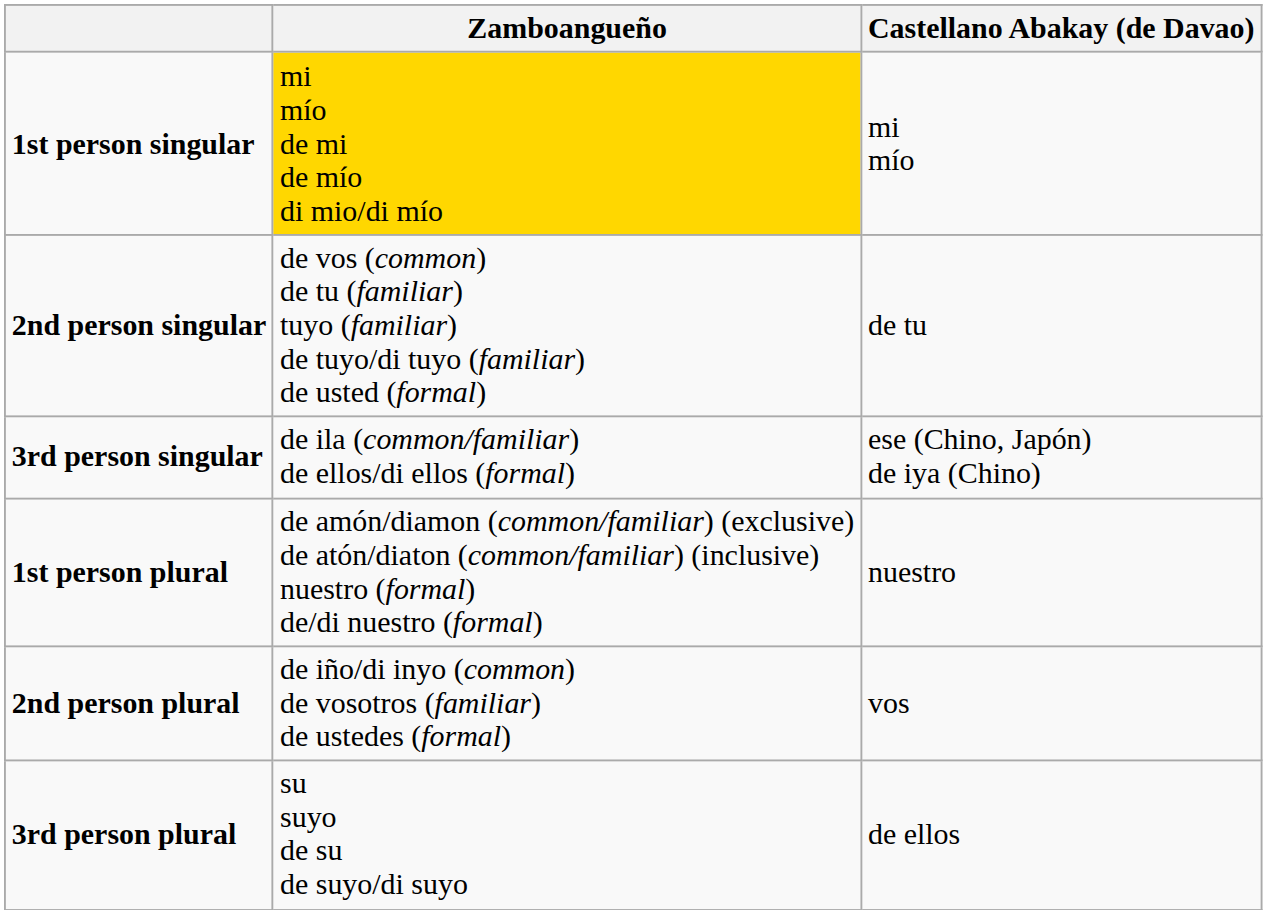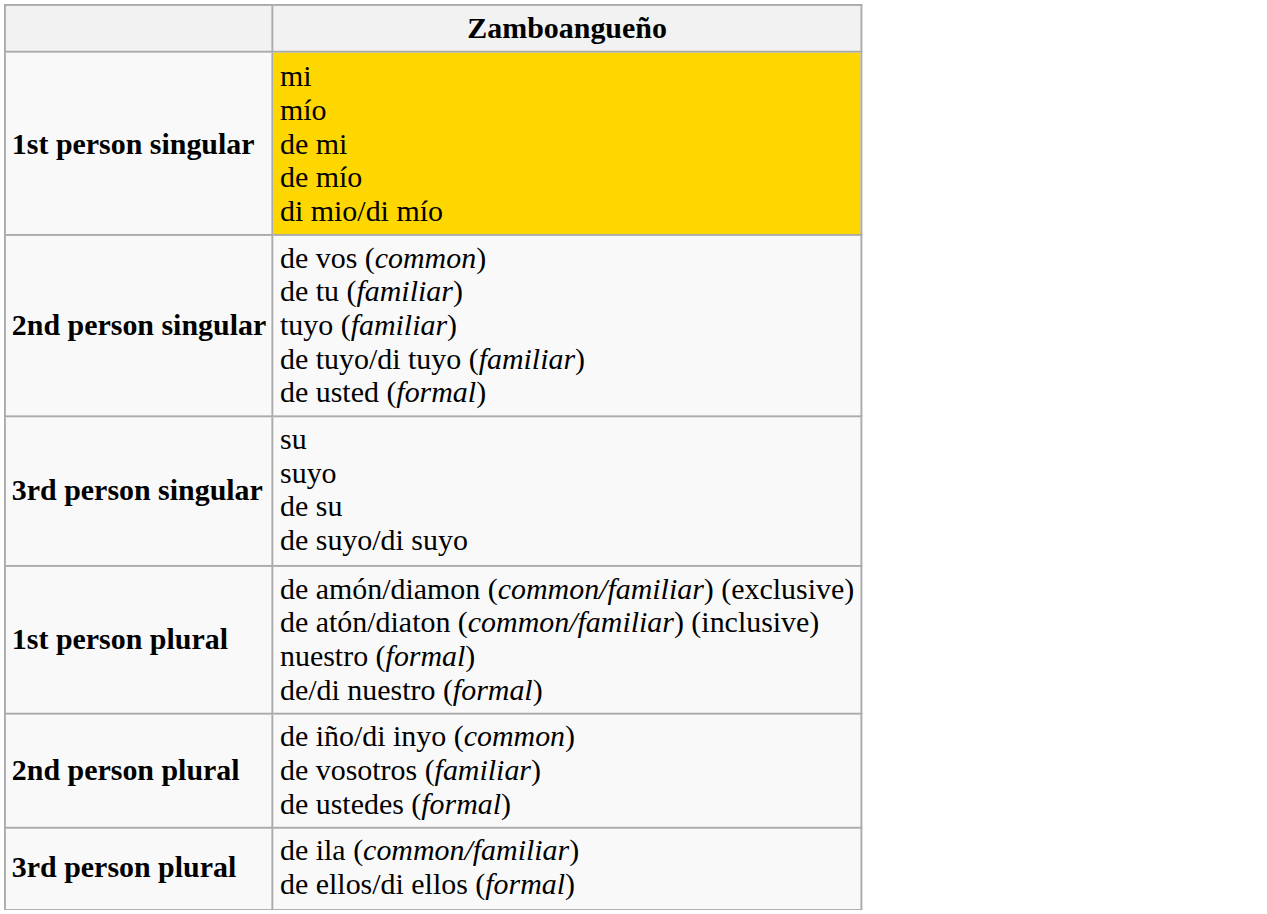- column: (1061, 28)
(430, 456) de ila (common/familiar) de ellos/di ellos (formal) -> (374, 490) su suyo de su de suyo/di suyo
(374, 834) su suyo de su de suyo/di suyo -> (430, 868) de ila (common/familiar) de ellos/di ellos (formal)
